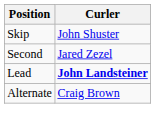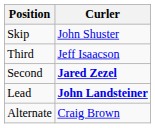+ row: (21, 54)
(85, 54) normal -> (87, 73) bold
